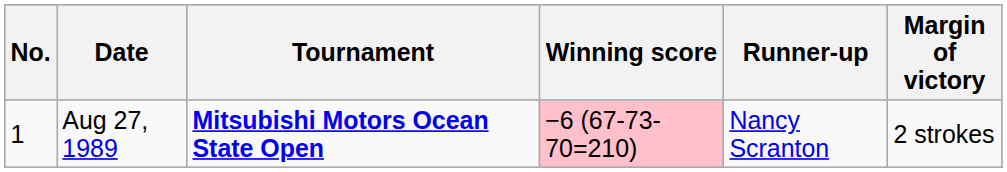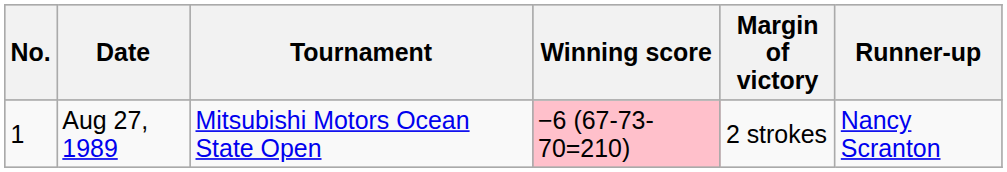columns swapped: (945, 53) <-> (806, 53)
(341, 134) bold -> (333, 134) normal
